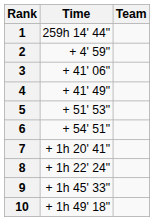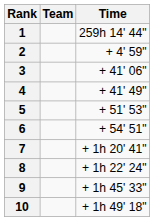columns swapped: (131, 14) <-> (76, 14)
